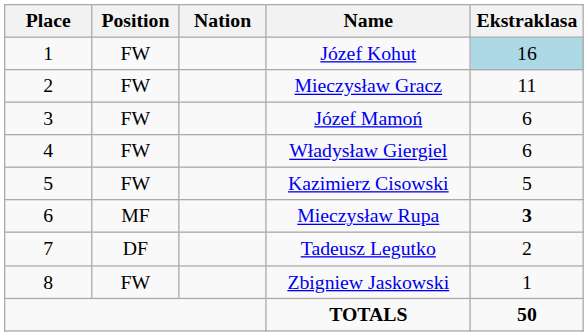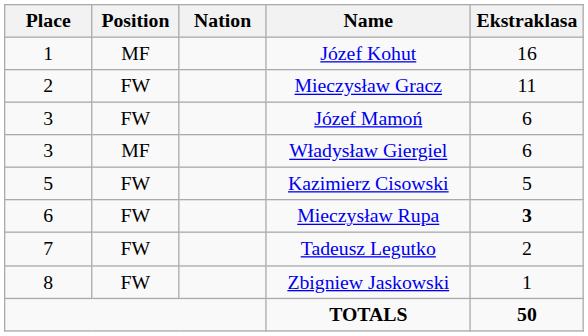(135, 53) FW -> (135, 53) MF
(527, 53) lightblue background -> (527, 53) no background
(48, 151) 4 -> (48, 151) 3
(135, 151) FW -> (135, 151) MF
(135, 216) MF -> (135, 216) FW
(135, 249) DF -> (135, 249) FW
